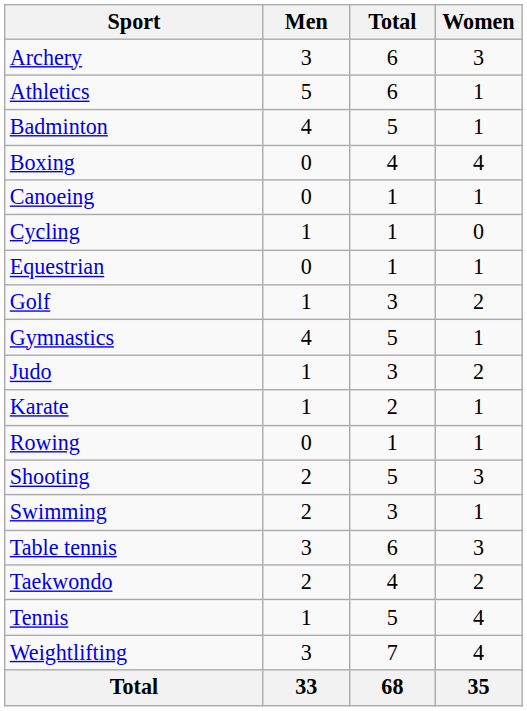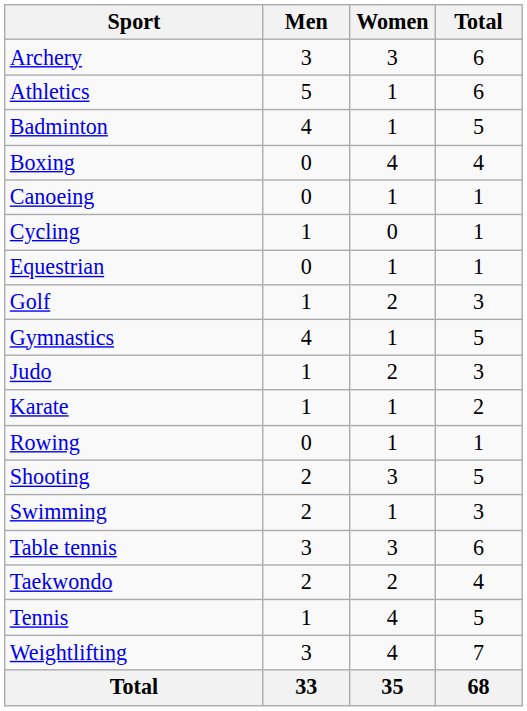columns swapped: (478, 22) <-> (392, 22)
